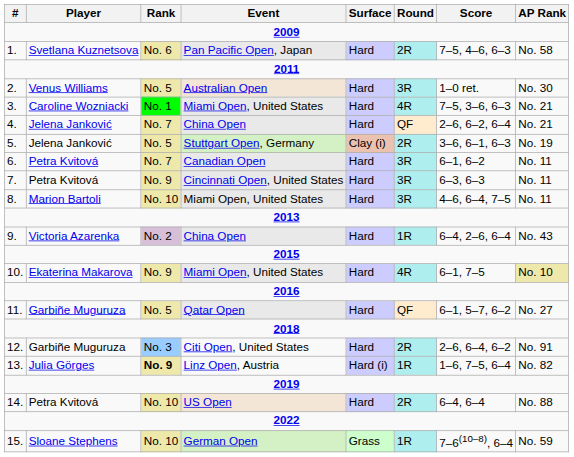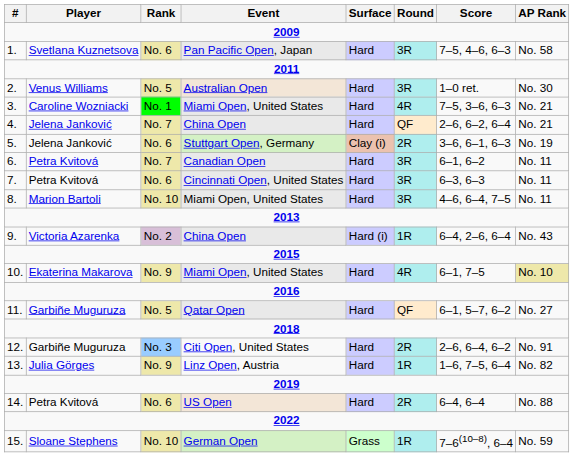(404, 50) 2R -> (404, 50) 3R
(158, 143) No. 5 -> (158, 143) No. 6
(158, 180) No. 9 -> (158, 180) No. 6
(361, 236) Hard -> (368, 236) Hard (i)
(158, 365) bold -> (158, 365) normal
(368, 365) Hard (i) -> (361, 365) Hard
(161, 402) No. 10 -> (158, 402) No. 6
